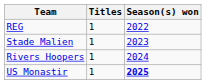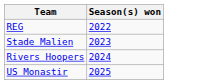- column: (105, 12)
(138, 72) bold -> (100, 72) normal
